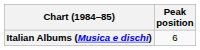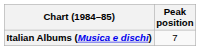(175, 38) 6 -> (175, 38) 7
